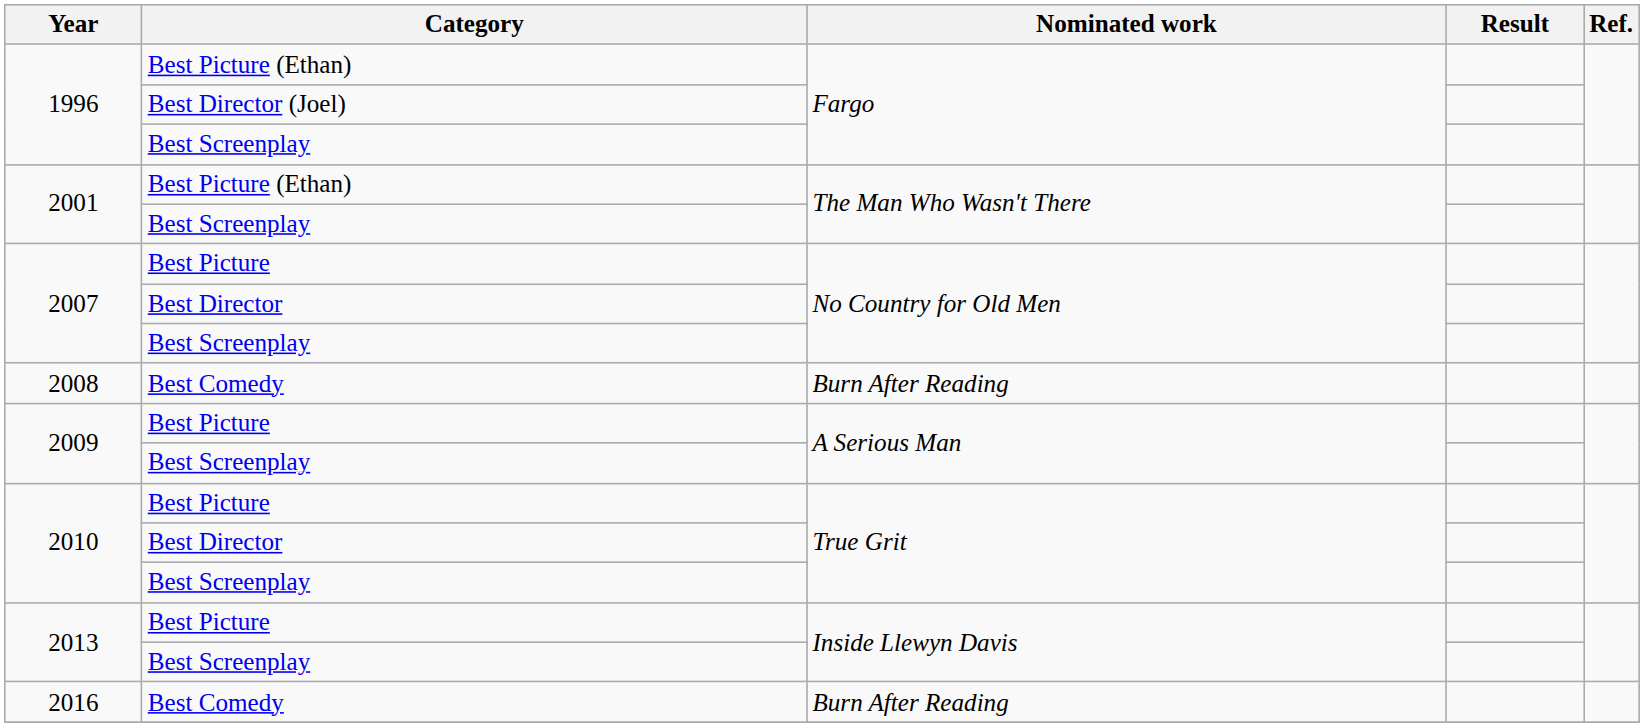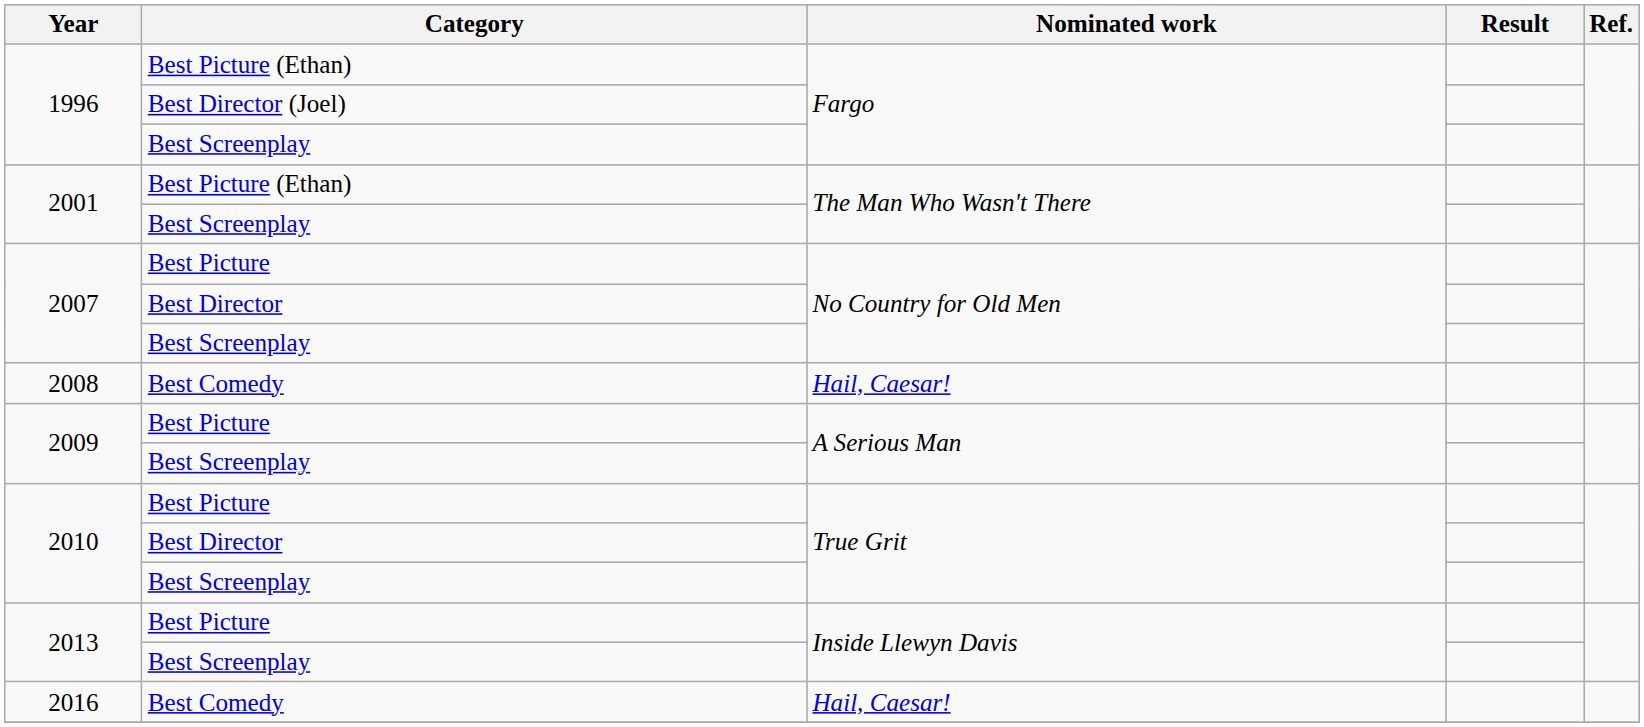(911, 382) Burn After Reading -> (882, 382) Hail, Caesar!
(911, 701) Burn After Reading -> (882, 701) Hail, Caesar!
